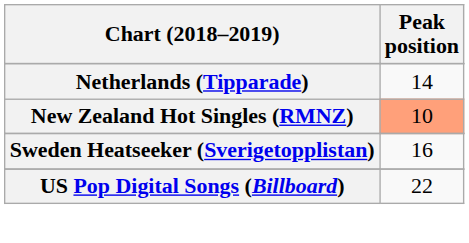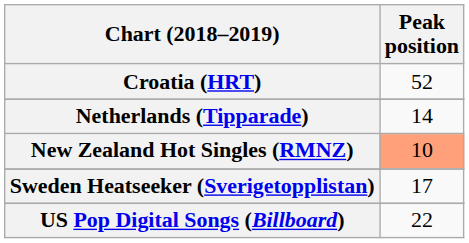+ row: (192, 81)
(422, 150) 16 -> (422, 185) 17
